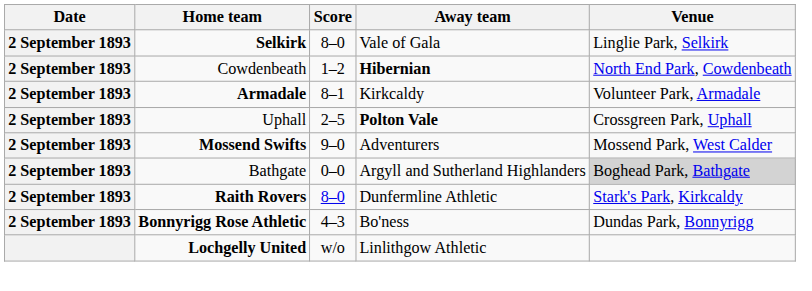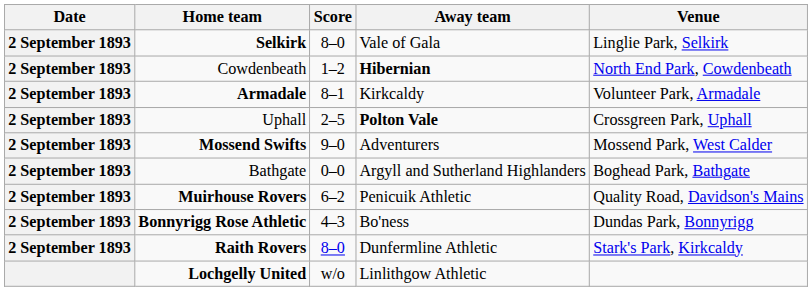(672, 171) lightgrey background -> (672, 171) no background
+ row: (242, 196)
rows swapped: (261, 196) <-> (222, 222)
